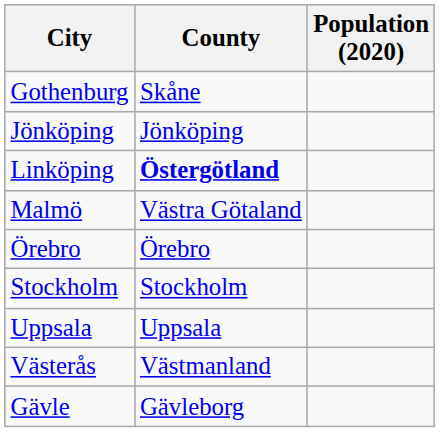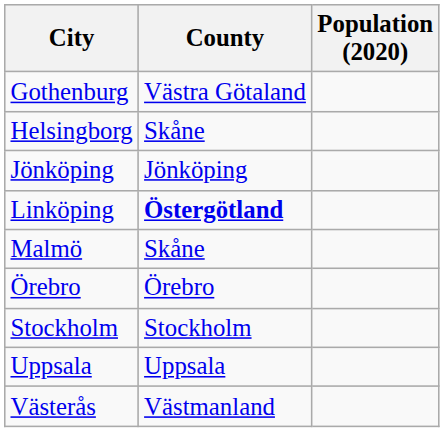(170, 91) Skåne -> (225, 91) Västra Götaland
+ row: (72, 130)
(221, 209) Västra Götaland -> (174, 248) Skåne
- row: (40, 406)
